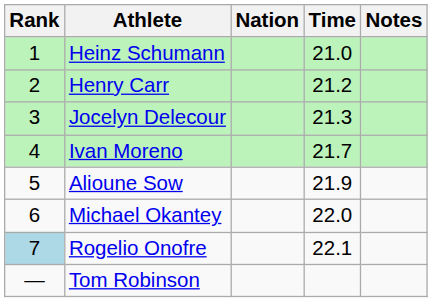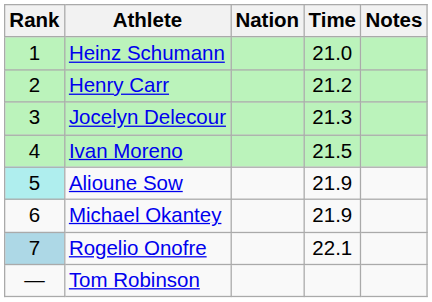(332, 150) 21.7 -> (332, 150) 21.5
(34, 183) no background -> (34, 183) paleturquoise background
(332, 215) 22.0 -> (332, 215) 21.9
